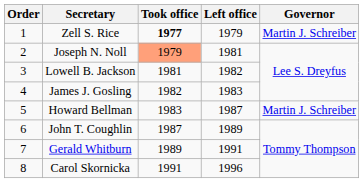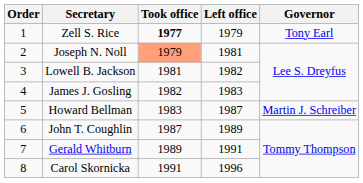(309, 33) Martin J. Schreiber -> (309, 33) Tony Earl
